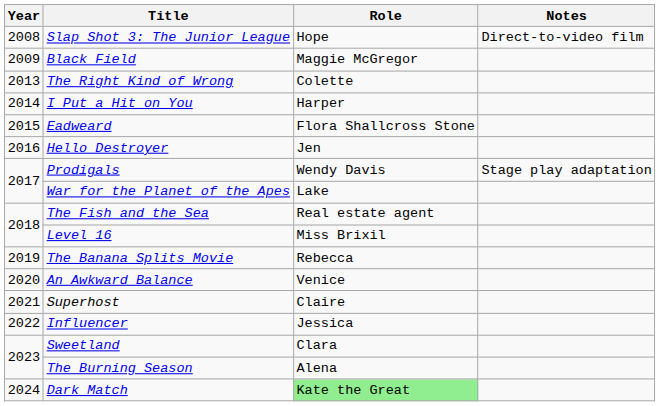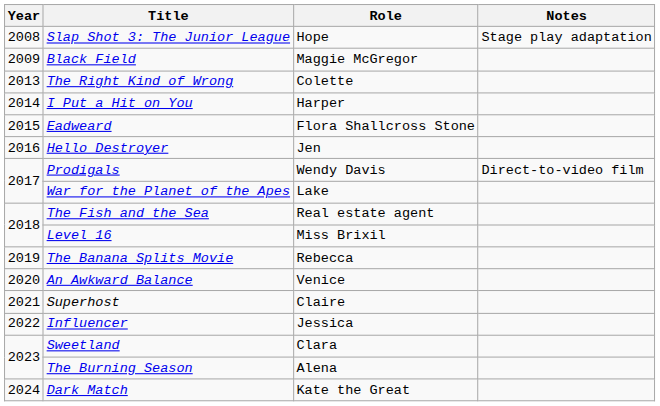(563, 38) Direct-to-video film -> (567, 38) Stage play adaptation
(567, 170) Stage play adaptation -> (563, 170) Direct-to-video film
(353, 390) lightgreen background -> (353, 390) no background
